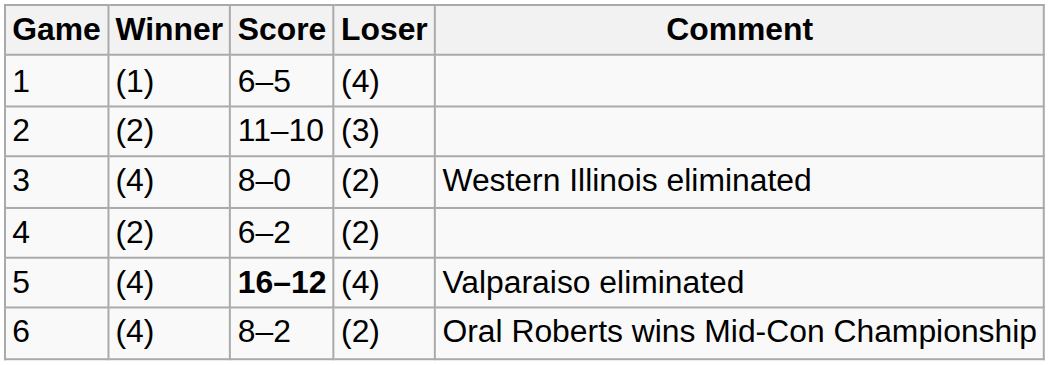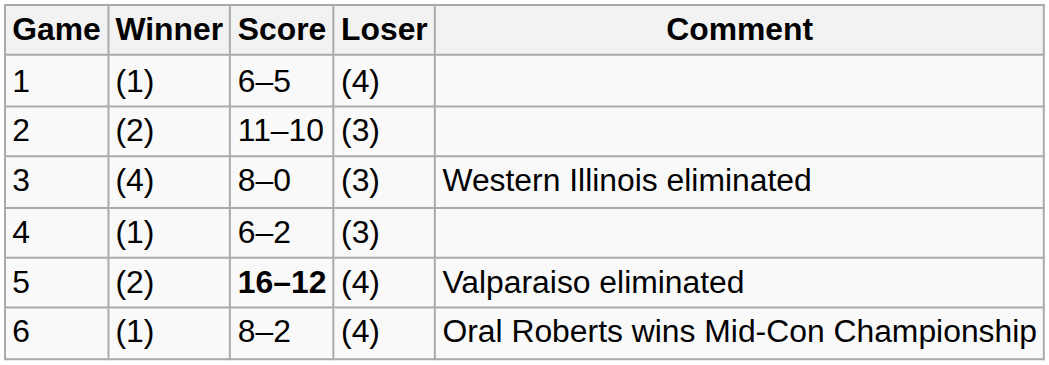(360, 181) (2) -> (360, 181) (3)
(135, 231) (2) -> (135, 231) (1)
(360, 231) (2) -> (360, 231) (3)
(135, 282) (4) -> (135, 282) (2)
(135, 332) (4) -> (135, 332) (1)
(360, 332) (2) -> (360, 332) (4)
